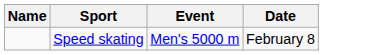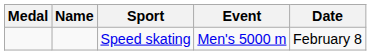+ column: (28, 16)
